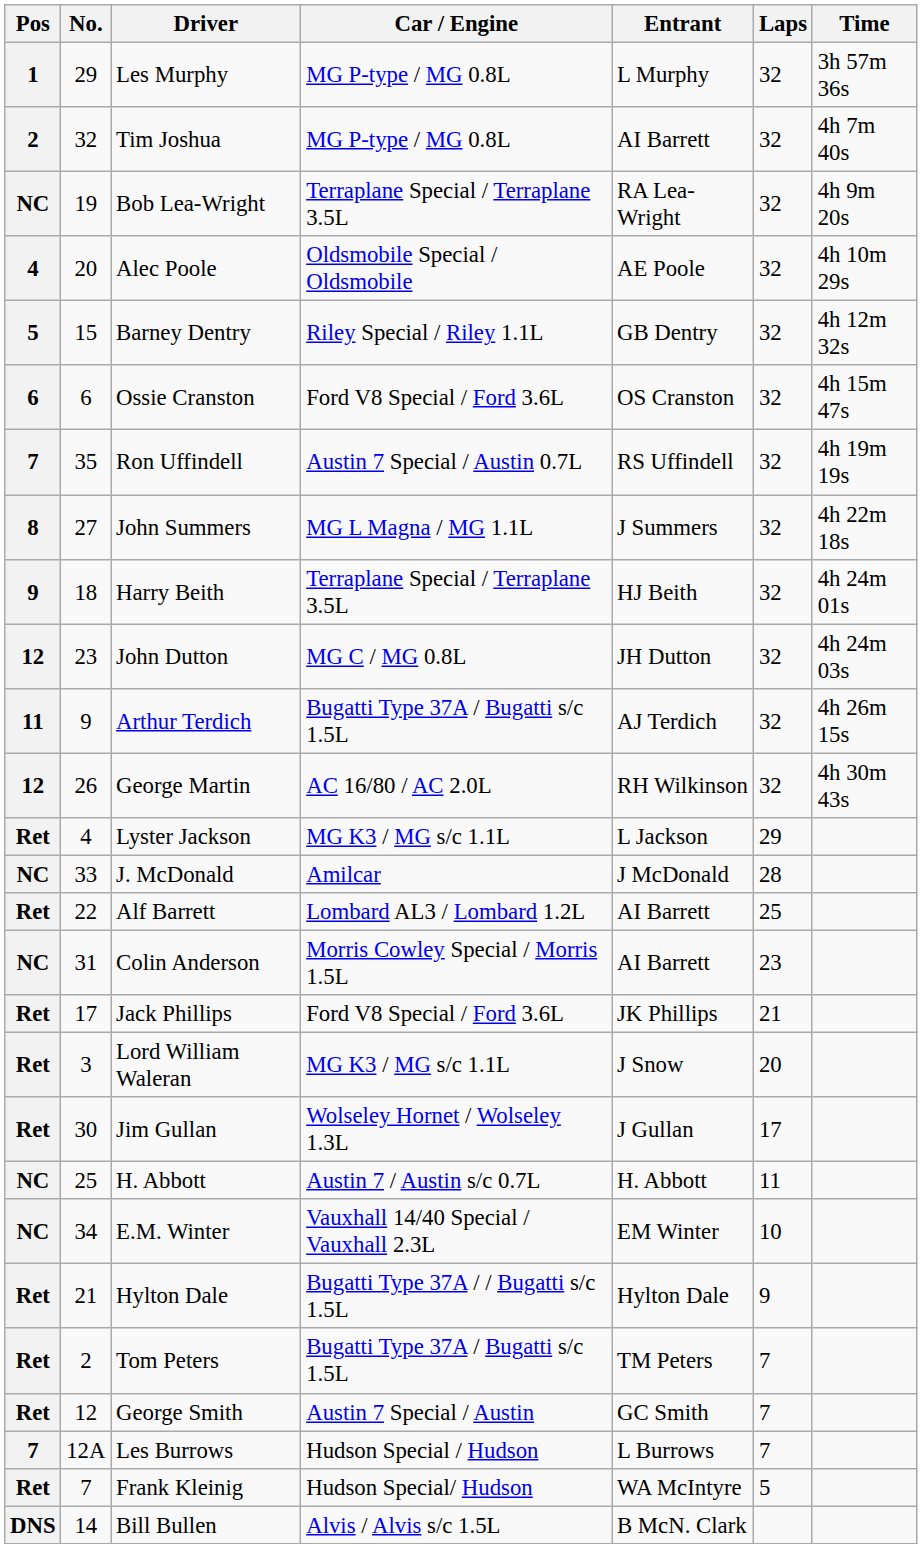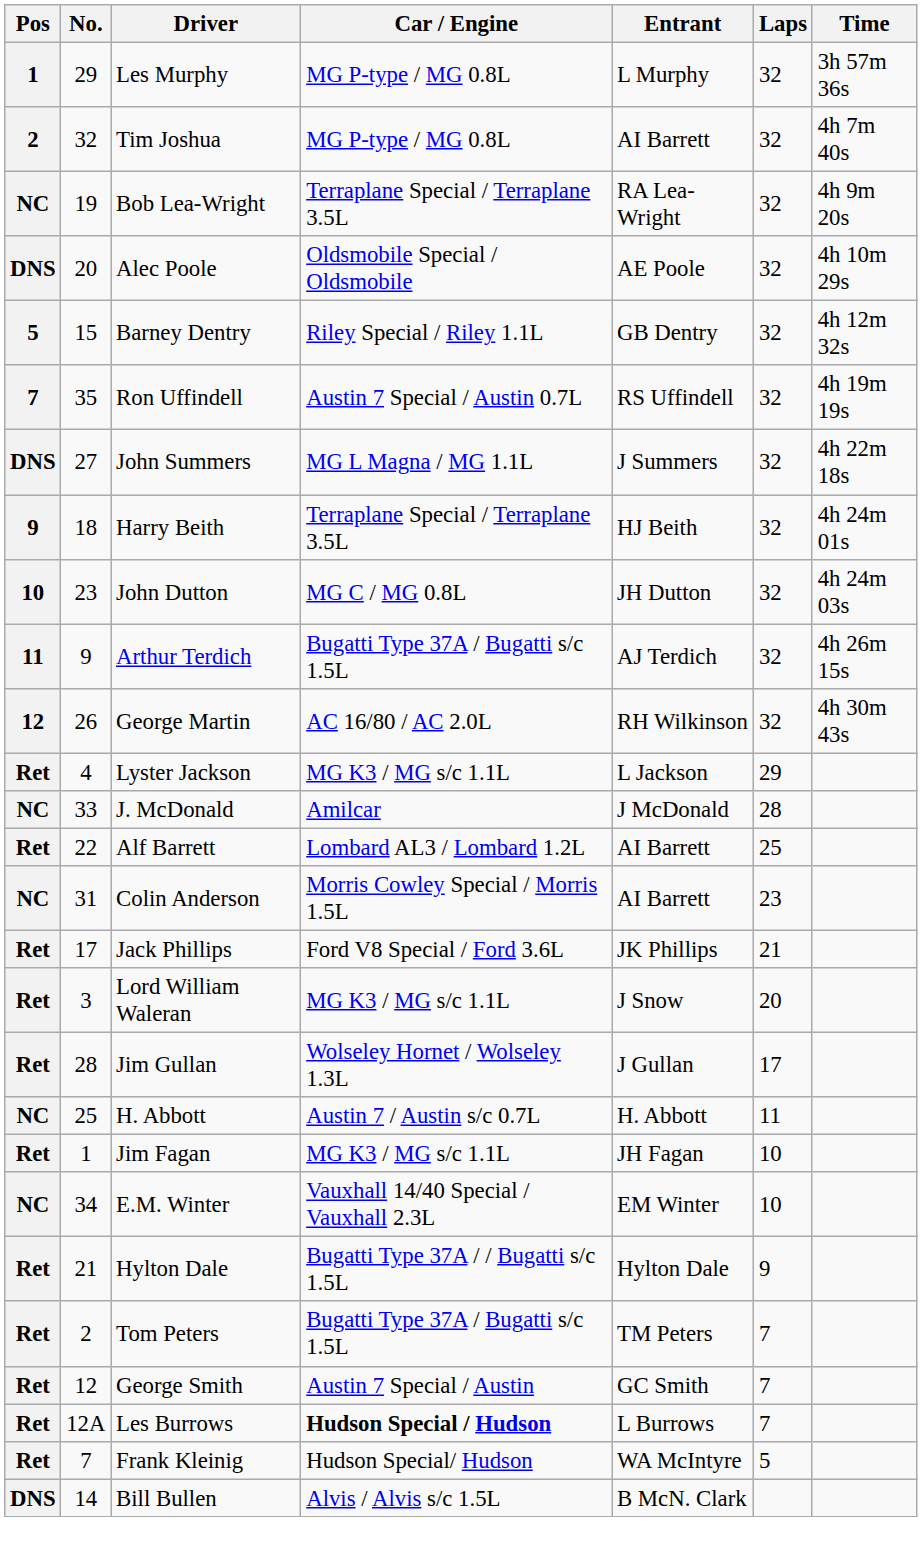(33, 268) 4 -> (33, 268) DNS
- row: (185, 397)
(33, 526) 8 -> (33, 462) DNS
(33, 655) 12 -> (33, 591) 10
(86, 1129) 30 -> (86, 1064) 28
+ row: (163, 1153)
(33, 1449) 7 -> (33, 1422) Ret
(422, 1449) normal -> (429, 1422) bold
